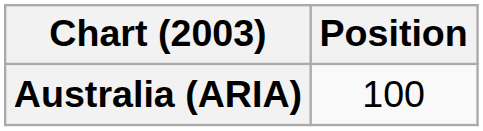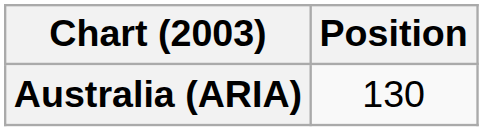(394, 93) 100 -> (394, 93) 130
